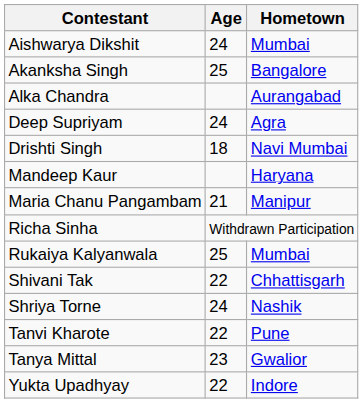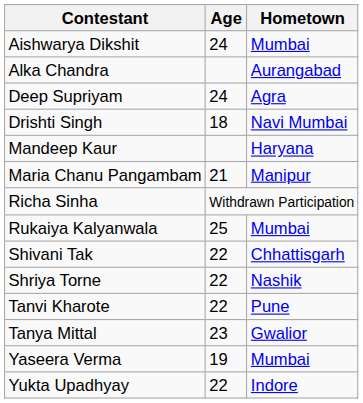- row: (68, 70)
(219, 306) 24 -> (219, 280) 22
+ row: (65, 359)
